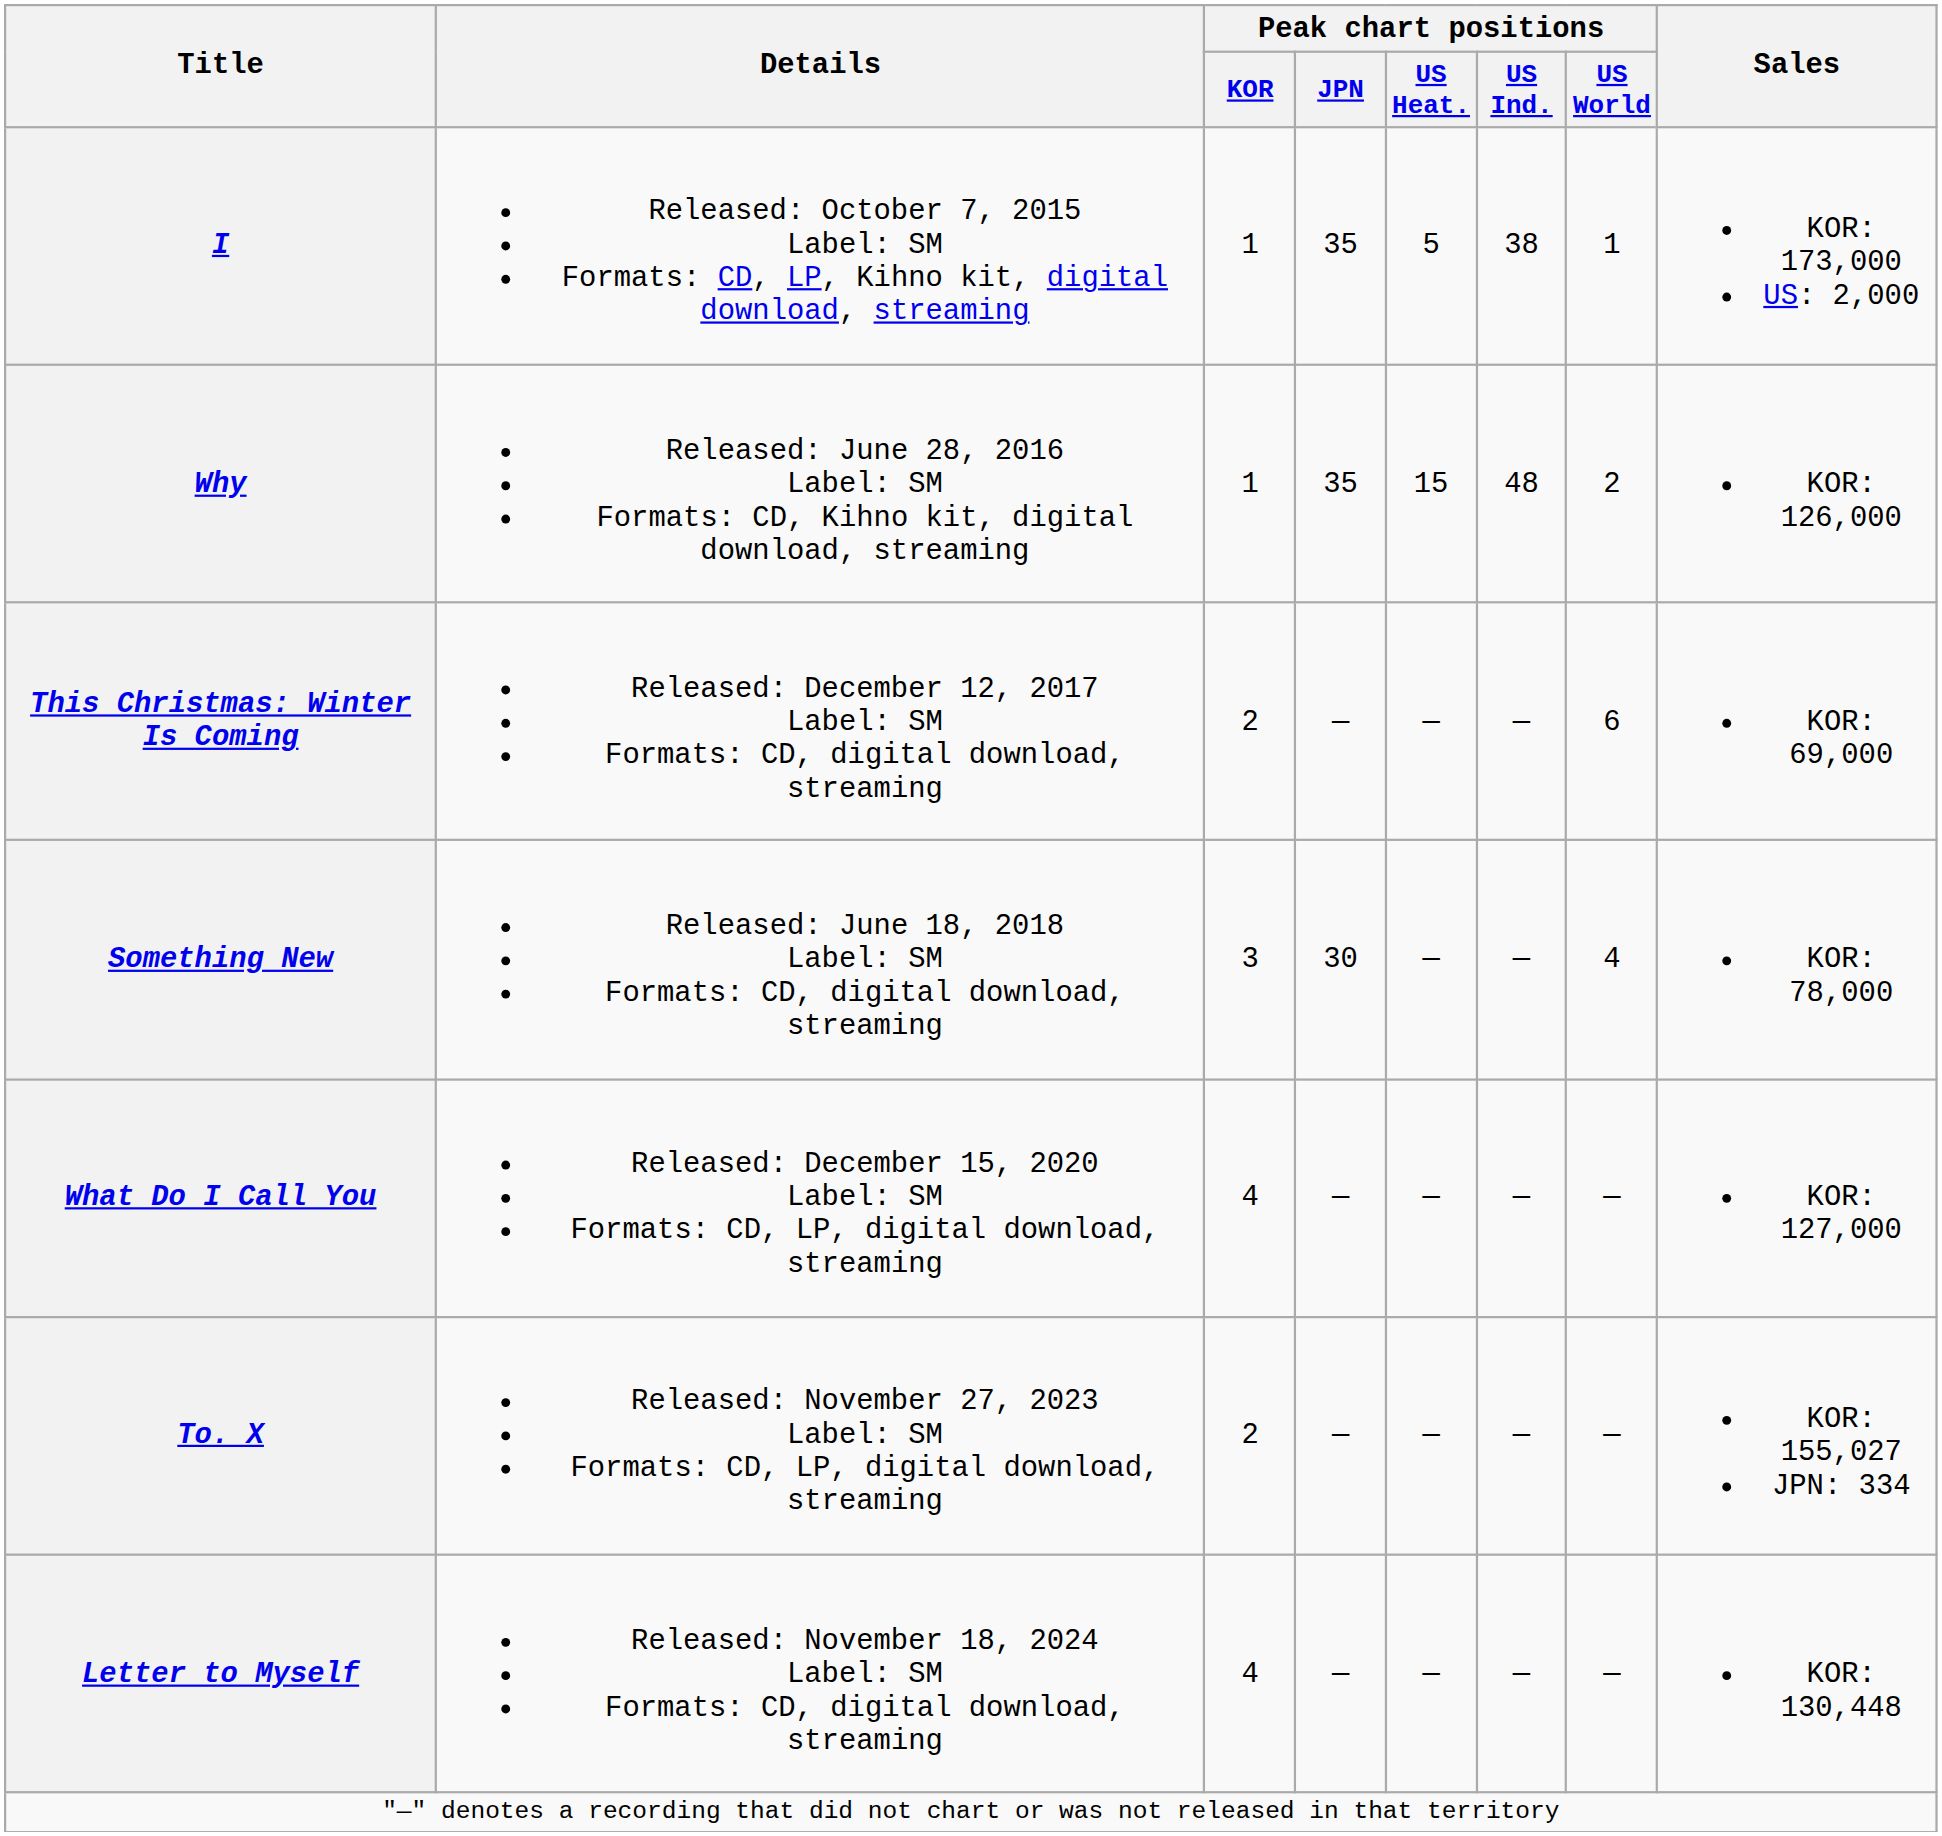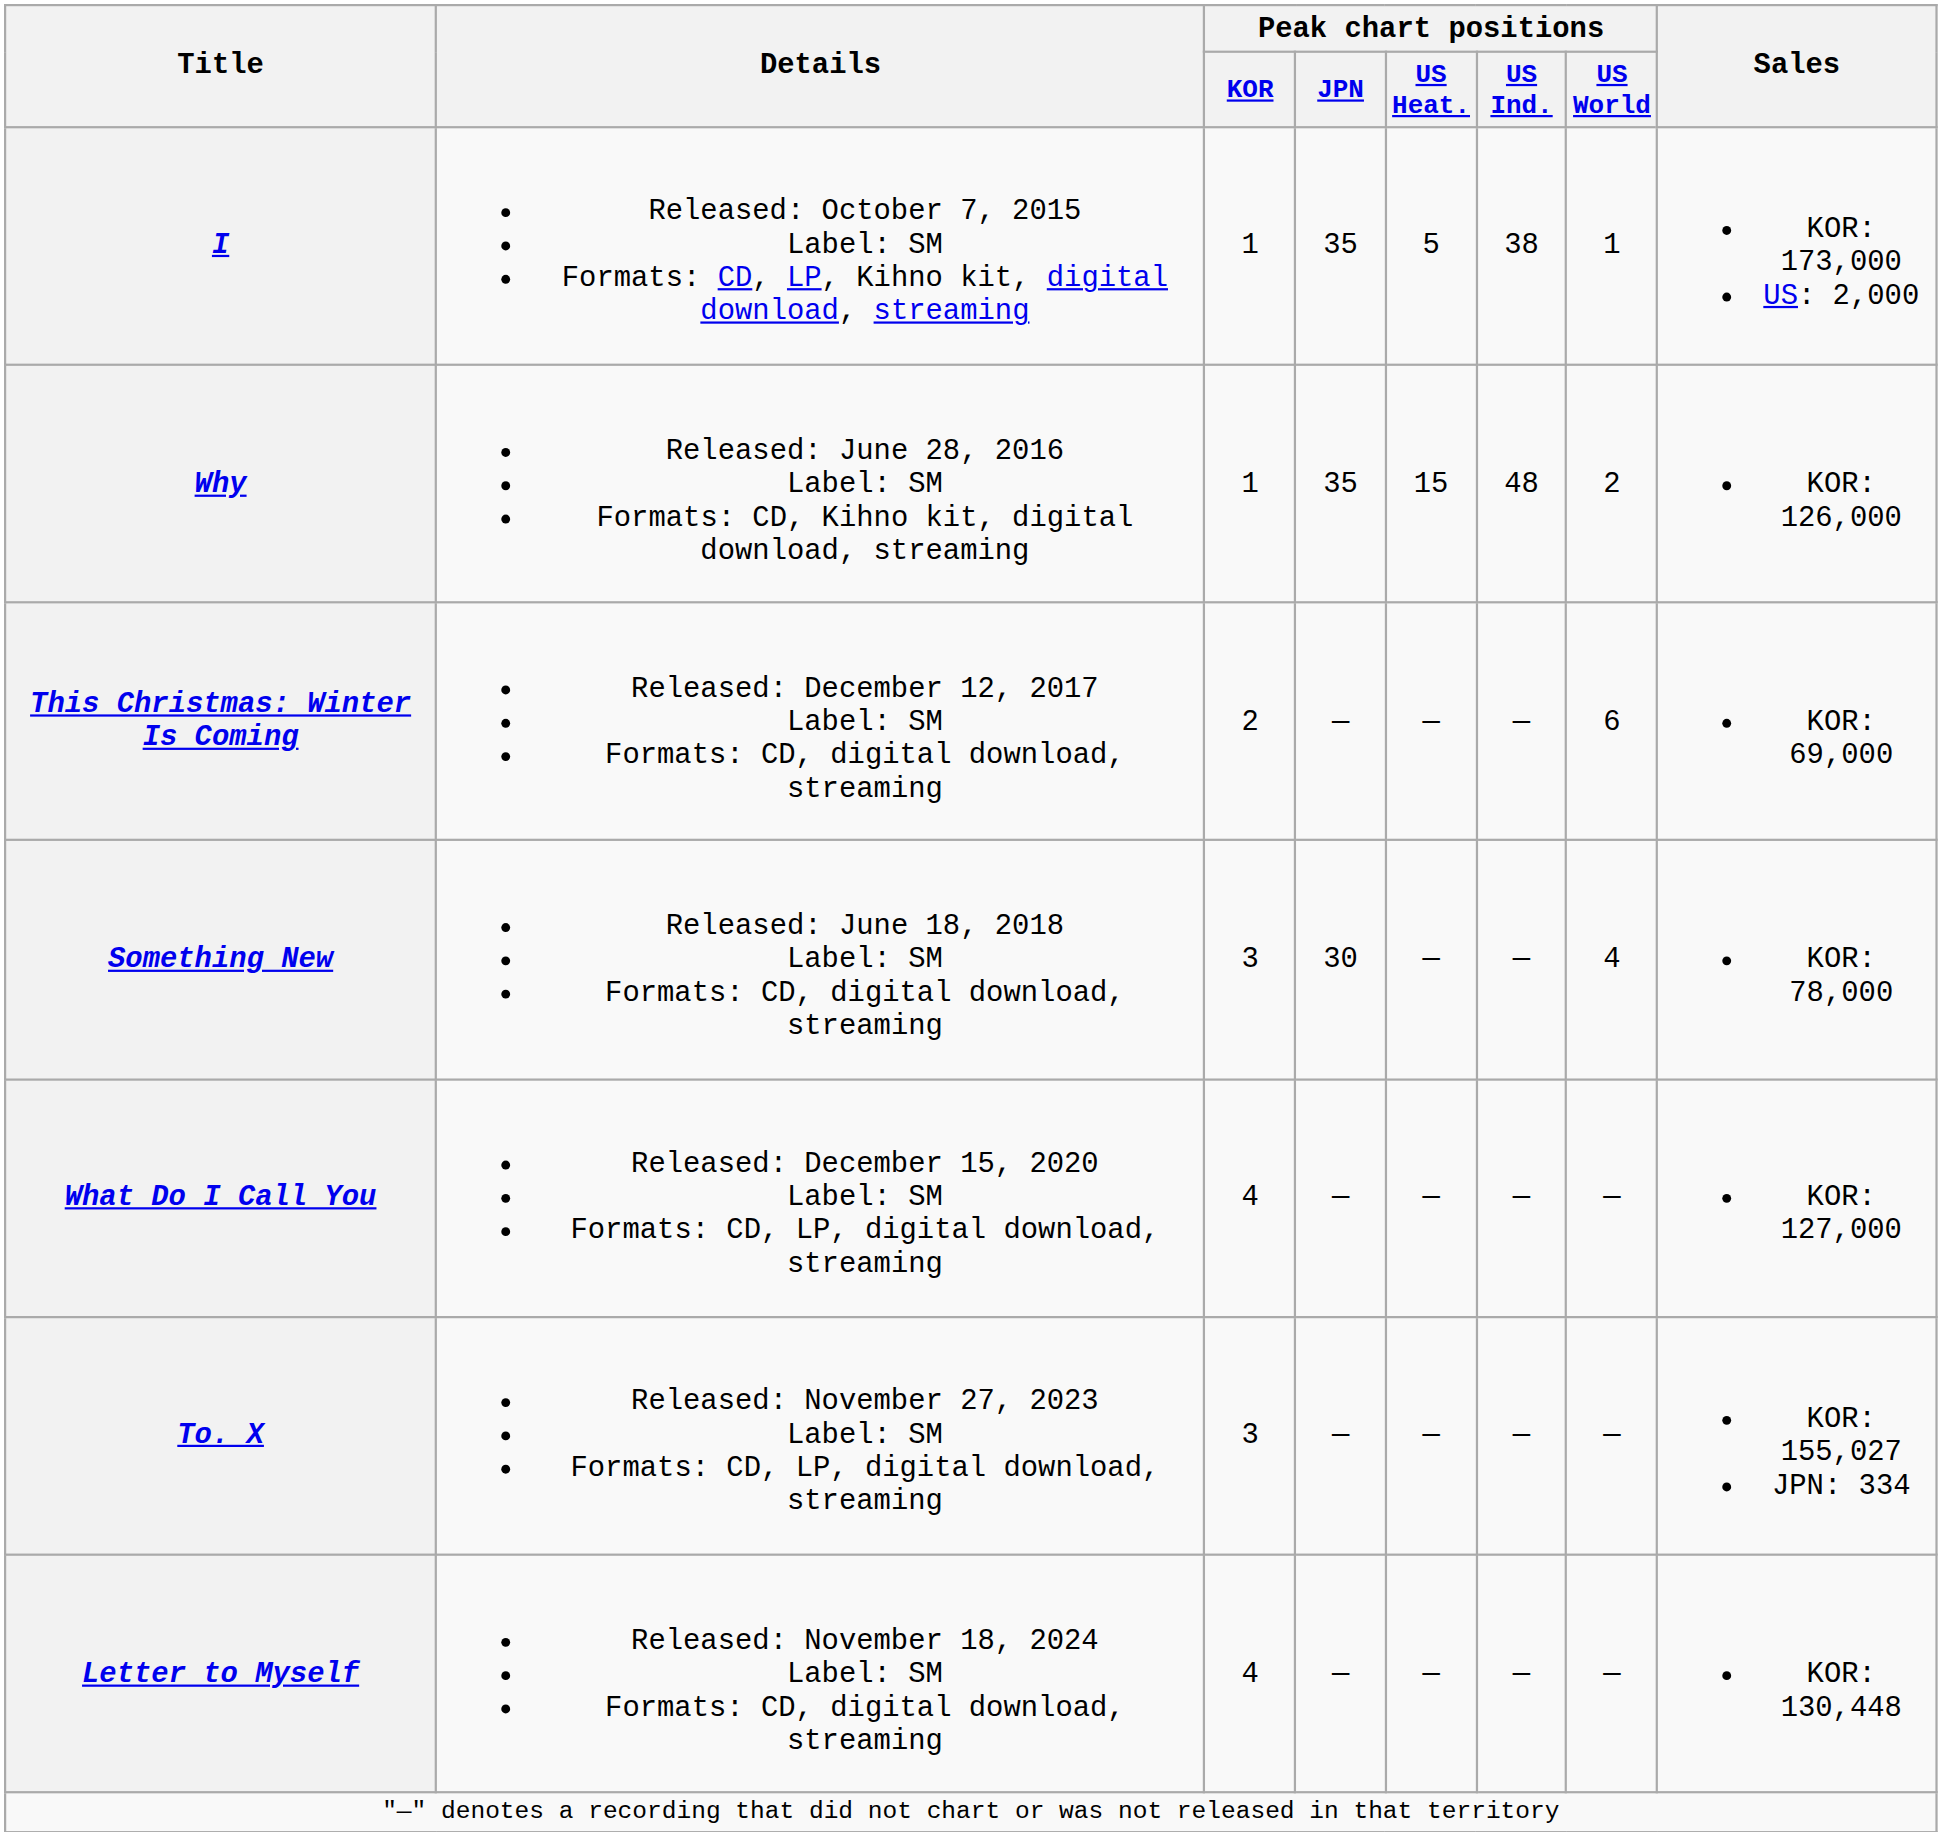(1250, 1436) 2 -> (1250, 1436) 3
